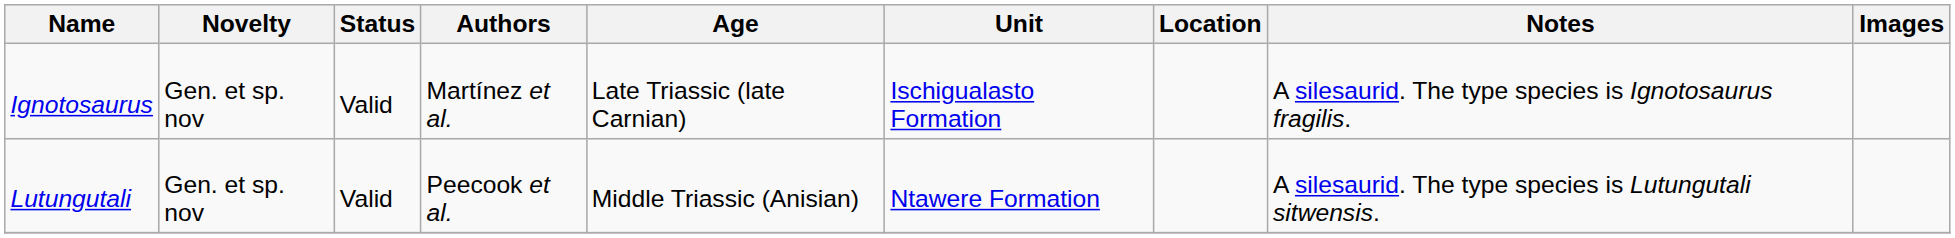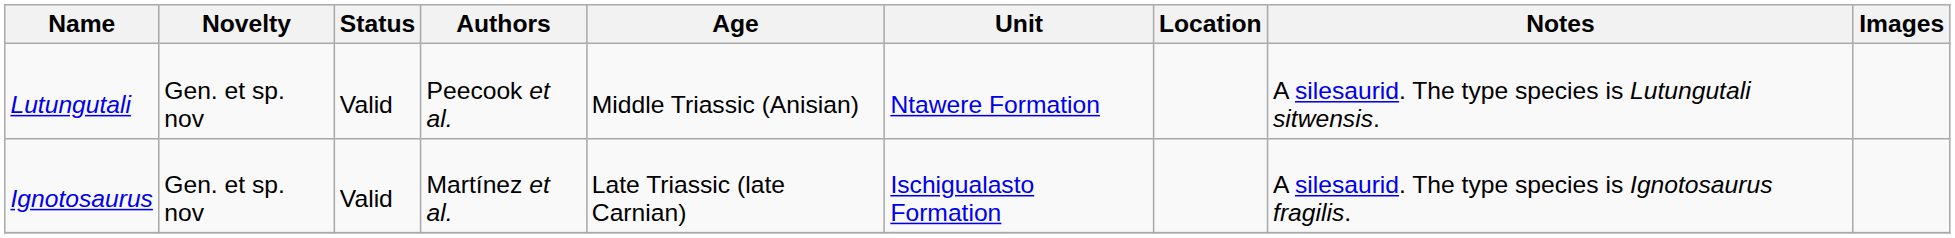rows swapped: (82, 104) <-> (71, 199)
